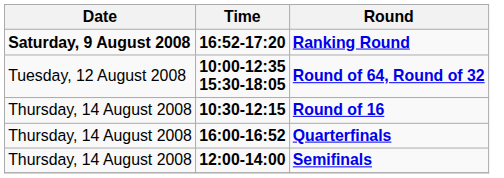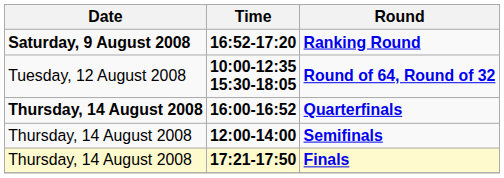- row: (339, 110)
(100, 135) normal -> (105, 110) bold
+ row: (326, 160)
